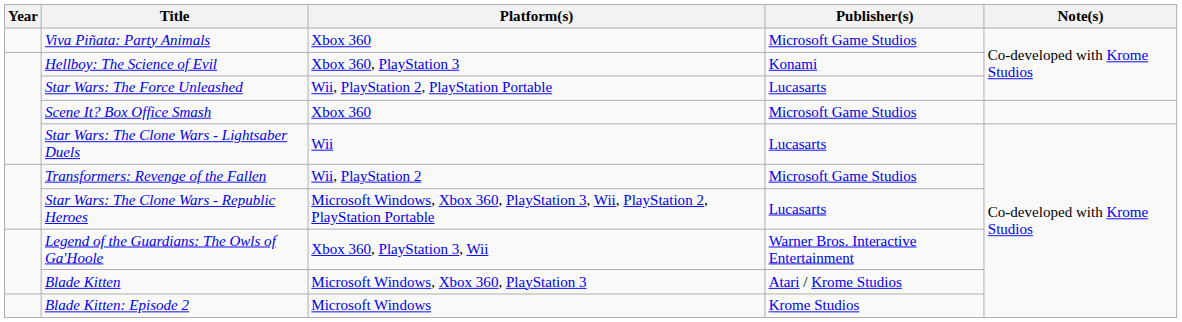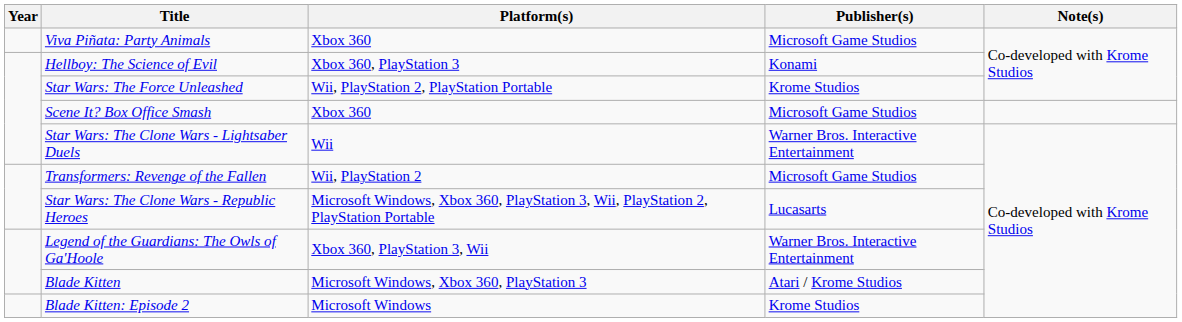(797, 87) Lucasarts -> (814, 87) Krome Studios
(797, 144) Lucasarts -> (843, 144) Warner Bros. Interactive Entertainment
